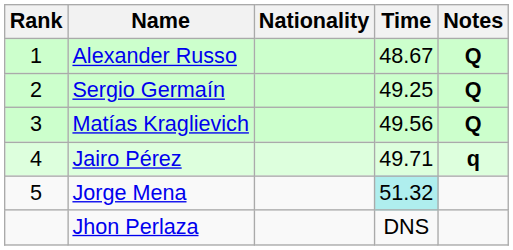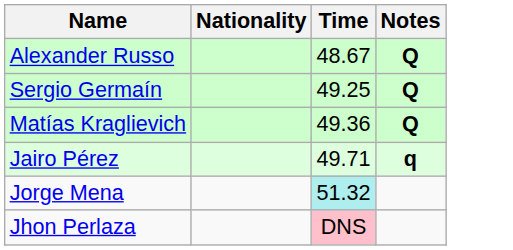- column: (36, 21)
(406, 124) 49.56 -> (343, 124) 49.36
(406, 227) no background -> (343, 227) pink background
